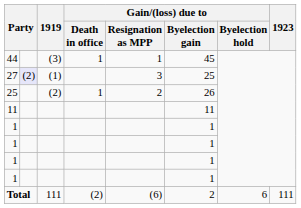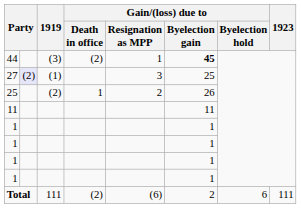(100, 59) 1 -> (97, 59) (2)
(209, 59) normal -> (209, 59) bold
